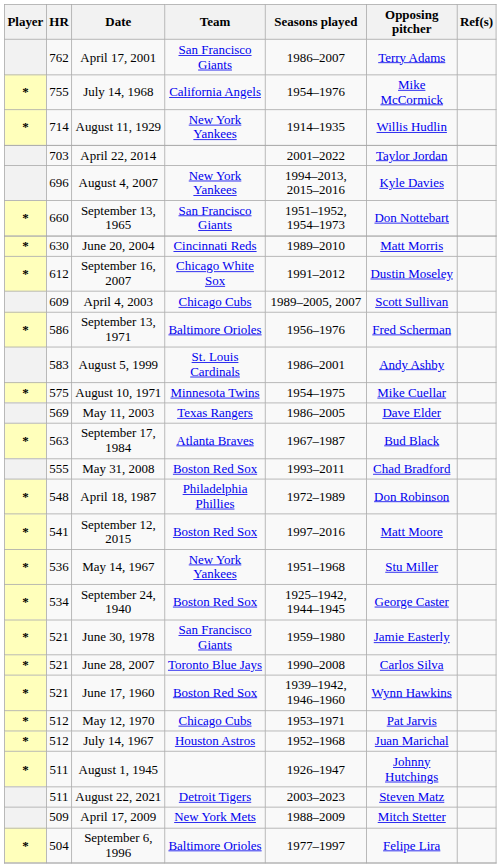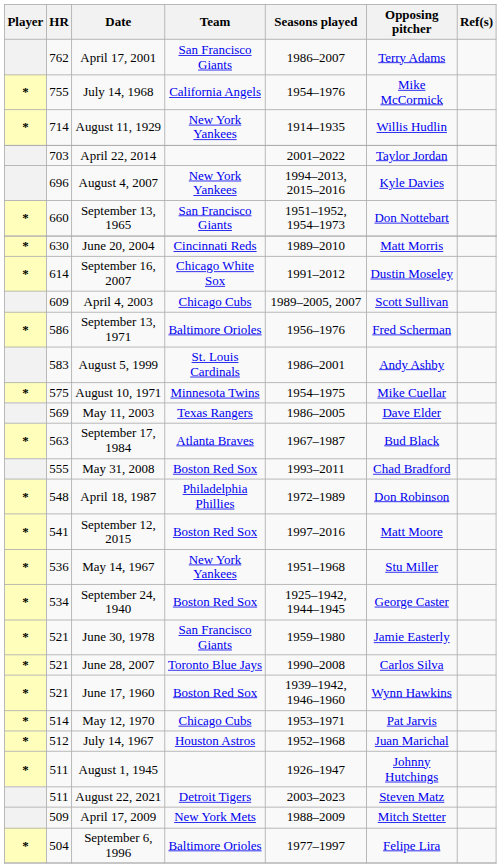(59, 273) 612 -> (59, 273) 614
(59, 720) 512 -> (59, 720) 514
